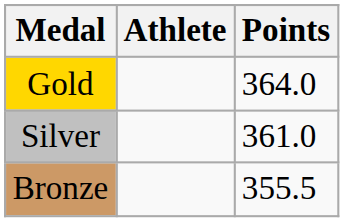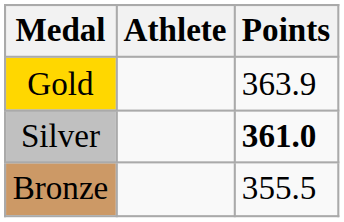(279, 83) 364.0 -> (279, 83) 363.9
(279, 135) normal -> (279, 135) bold
